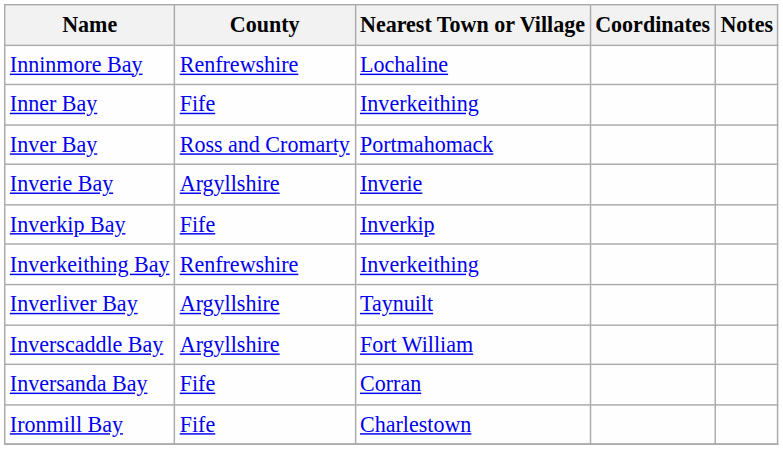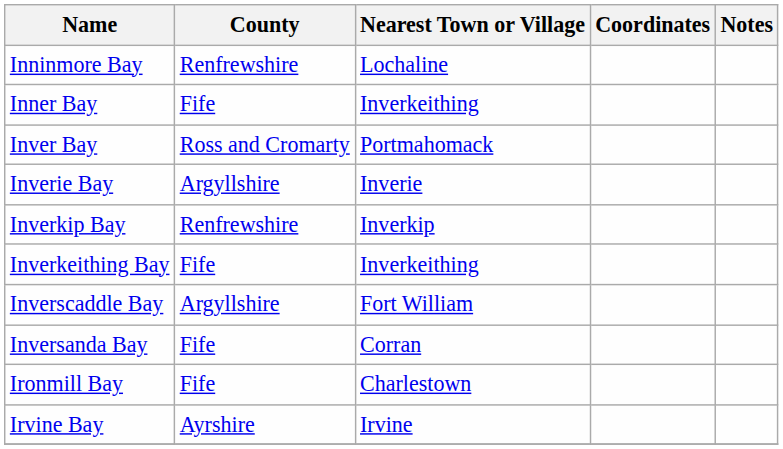(197, 224) Fife -> (239, 224) Renfrewshire
(239, 264) Renfrewshire -> (197, 264) Fife
- row: (74, 304)
+ row: (57, 424)
